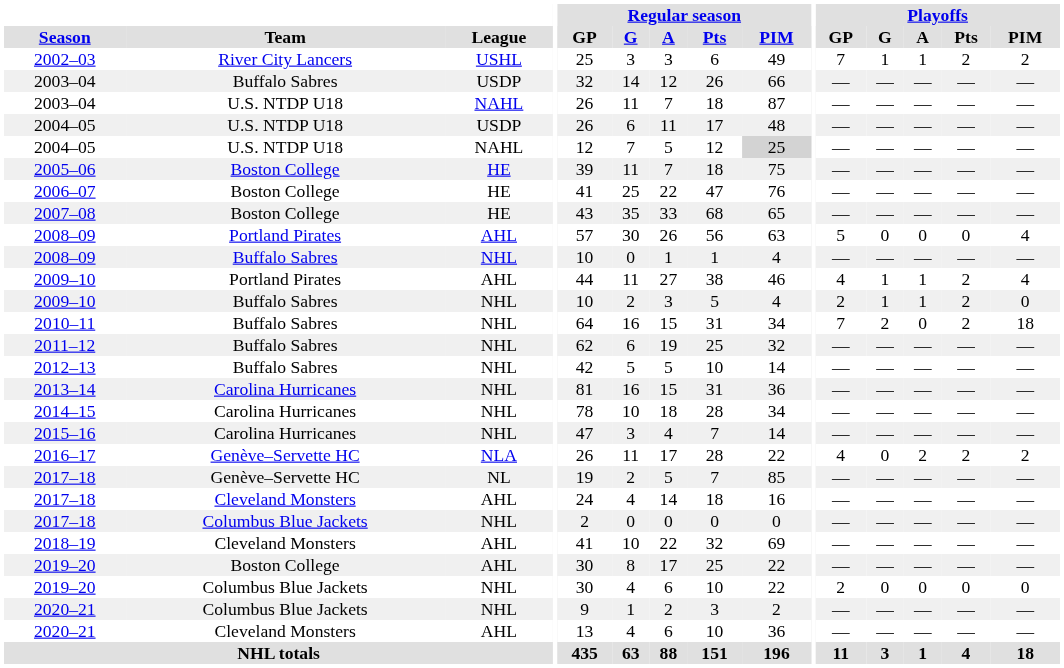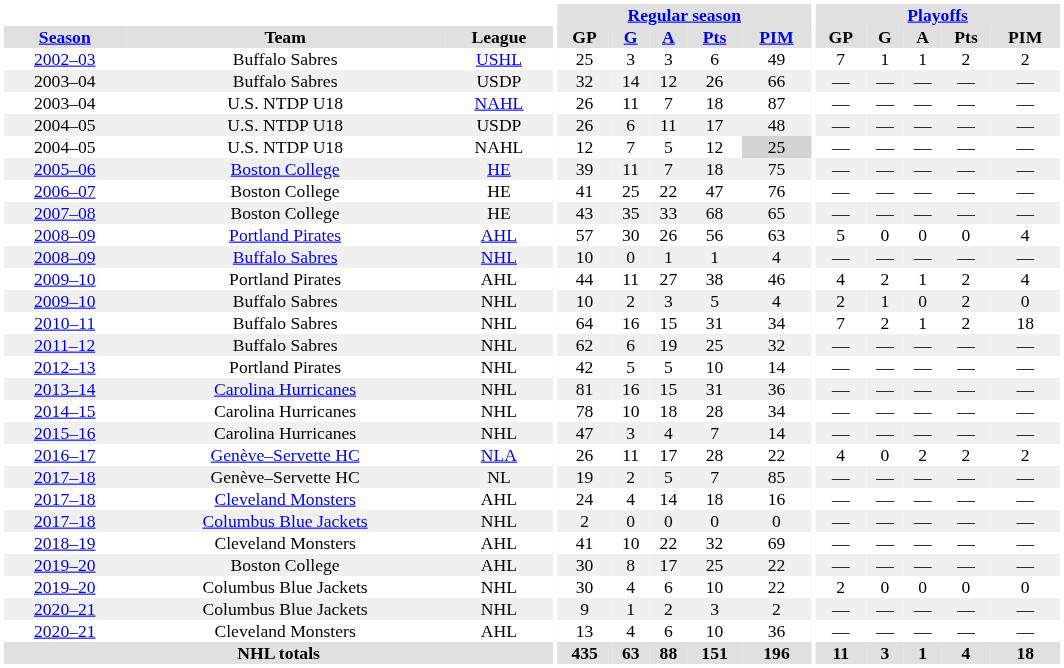(285, 58) River City Lancers -> (285, 58) Buffalo Sabres
(885, 278) 1 -> (885, 278) 2
(923, 300) 1 -> (923, 300) 0
(923, 322) 0 -> (923, 322) 1
(285, 366) Buffalo Sabres -> (285, 366) Portland Pirates
